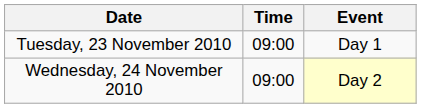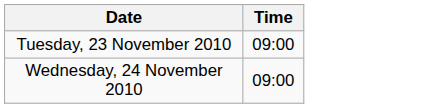- column: (360, 17)
